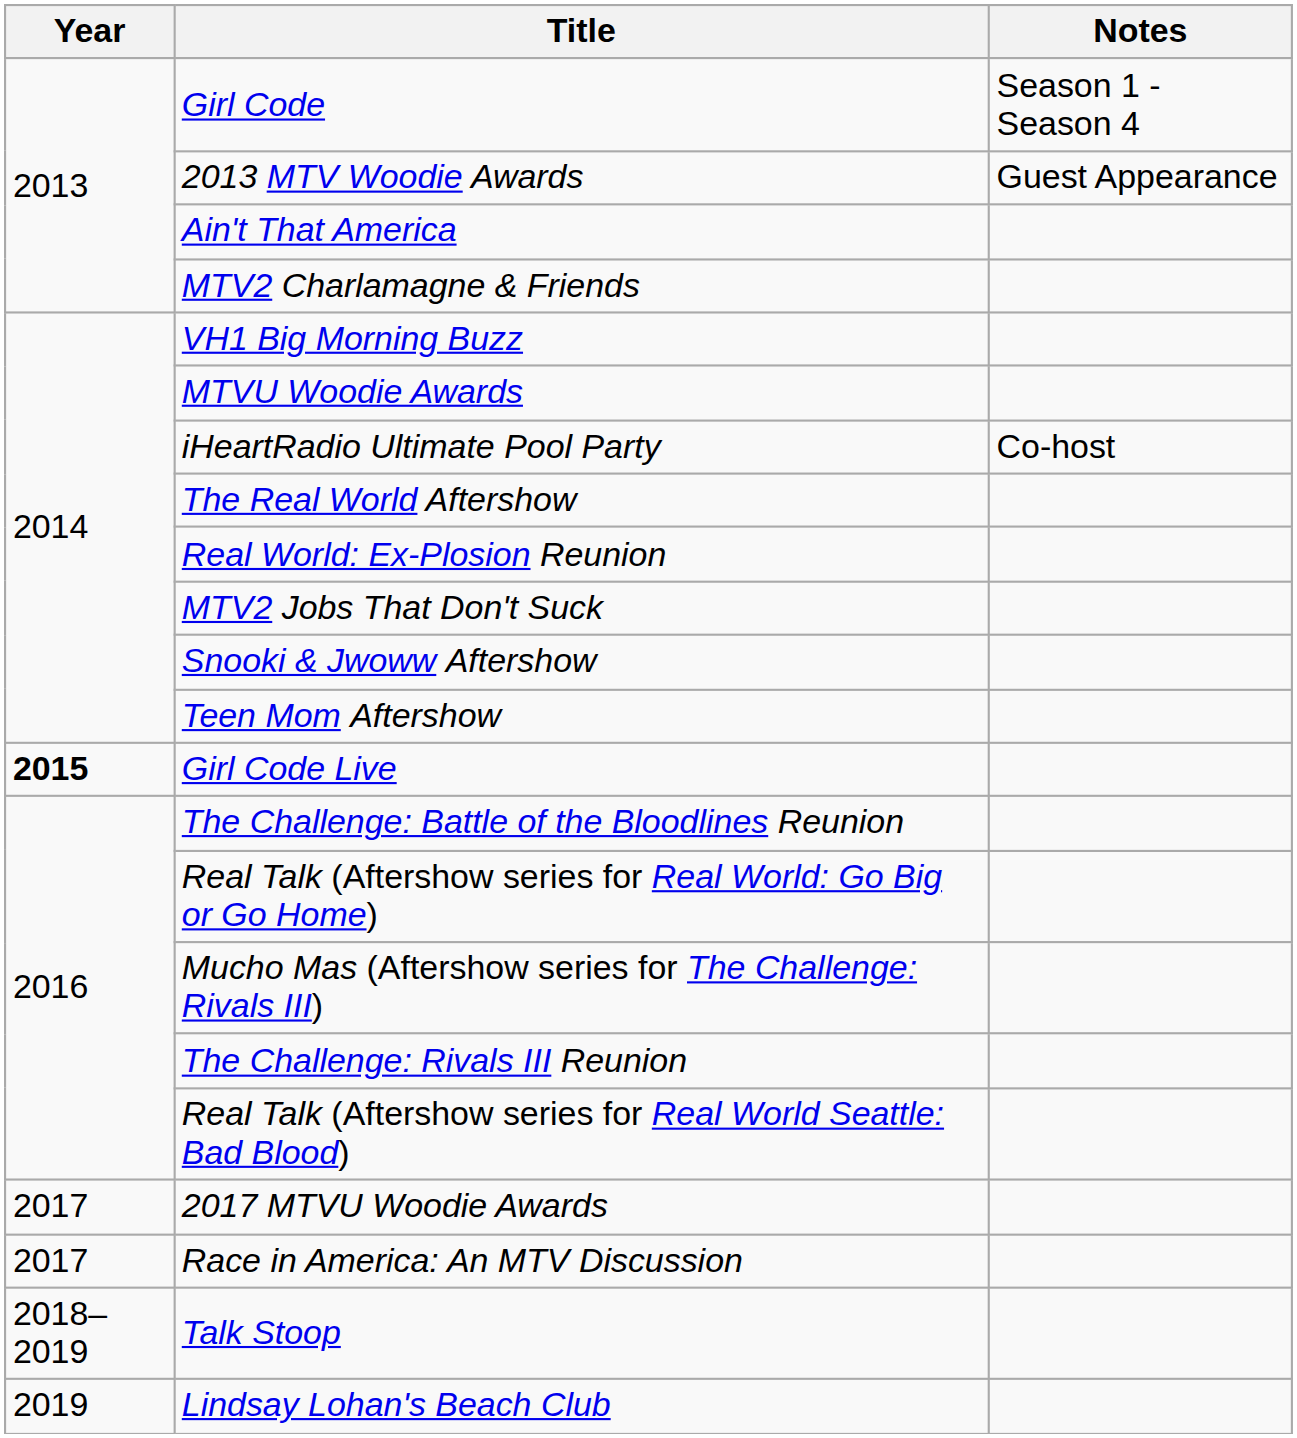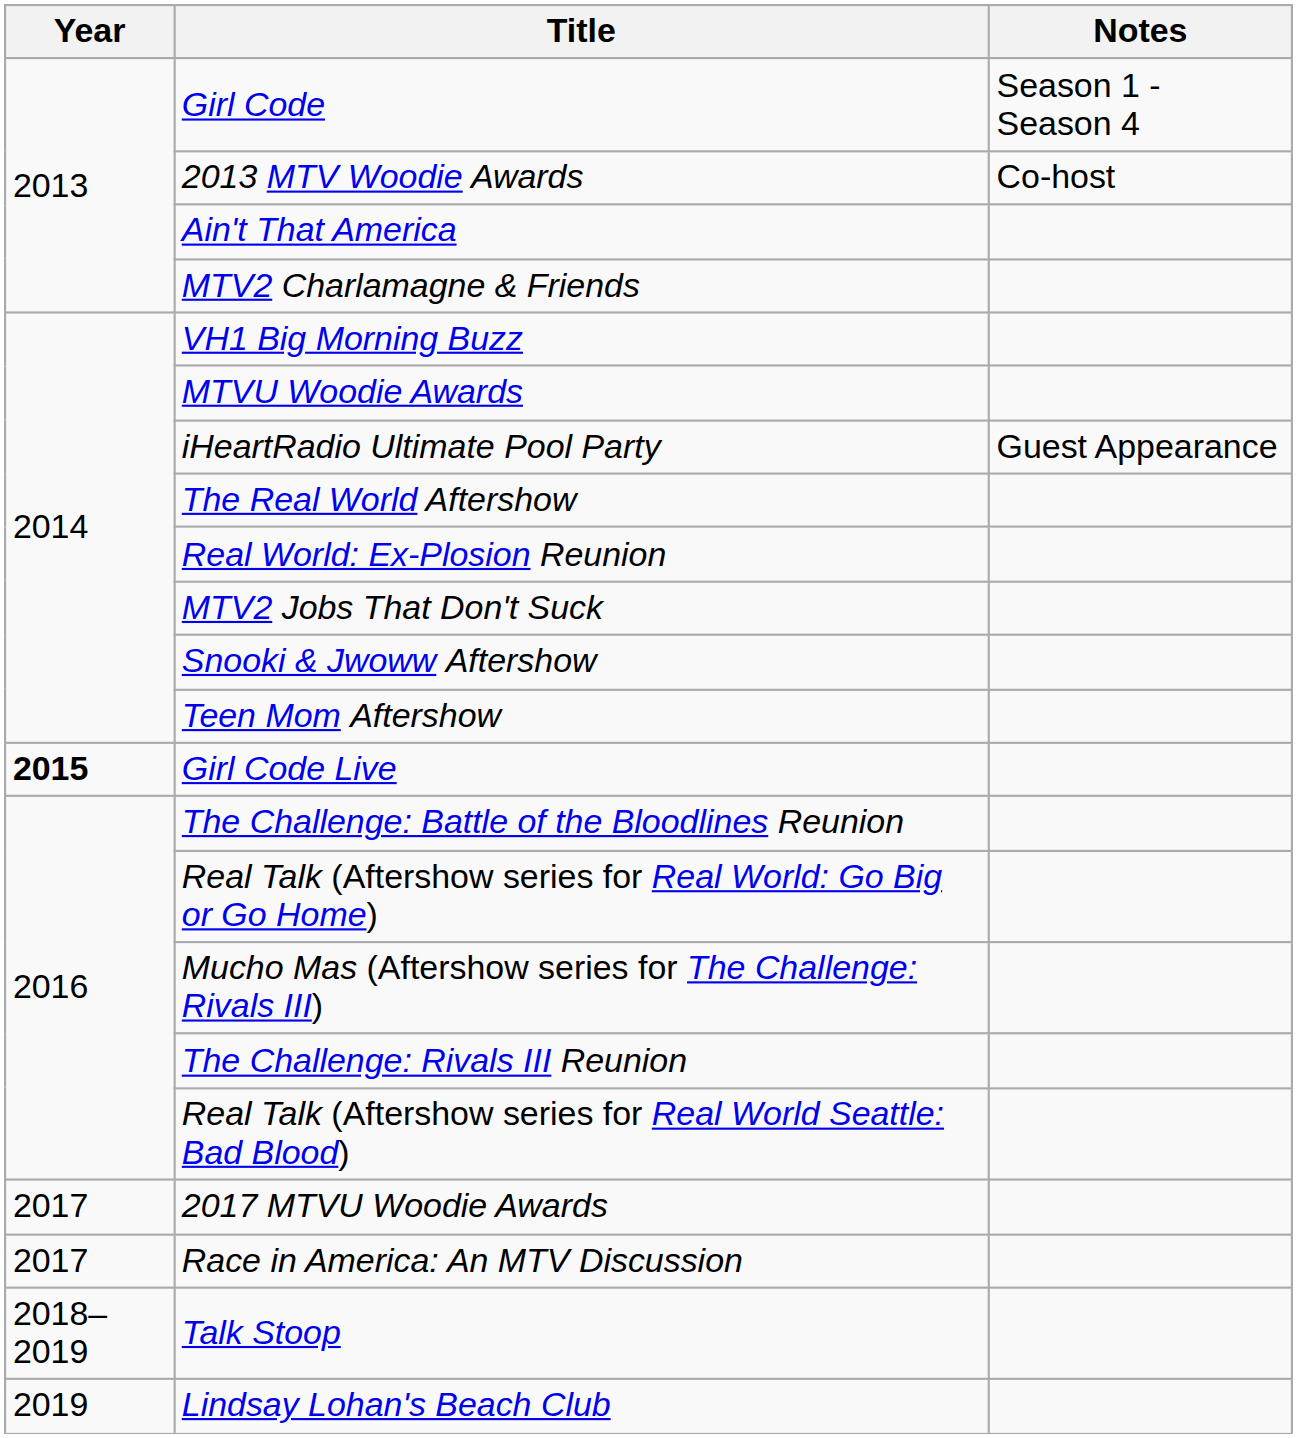(1137, 177) Guest Appearance -> (1056, 177) Co-host
(1056, 446) Co-host -> (1137, 446) Guest Appearance
